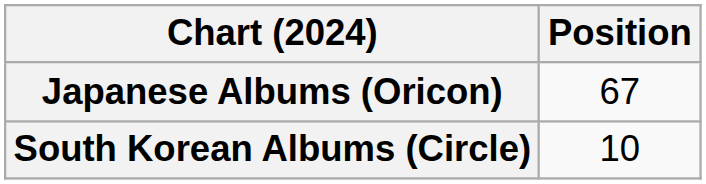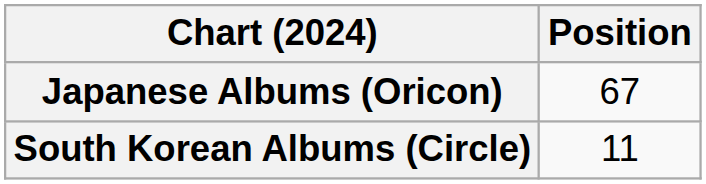(620, 149) 10 -> (620, 149) 11
